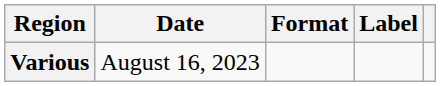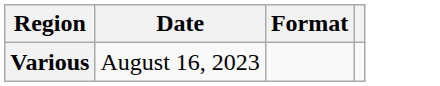- column: (389, 23)
